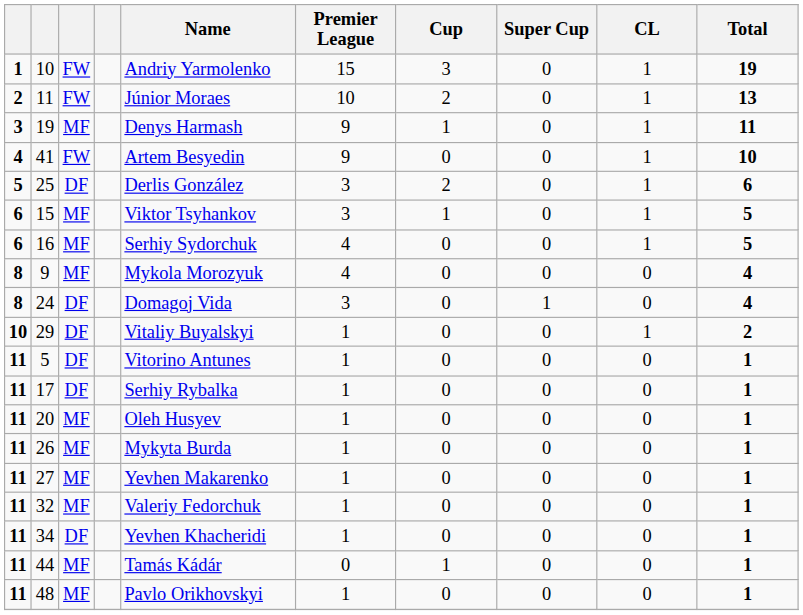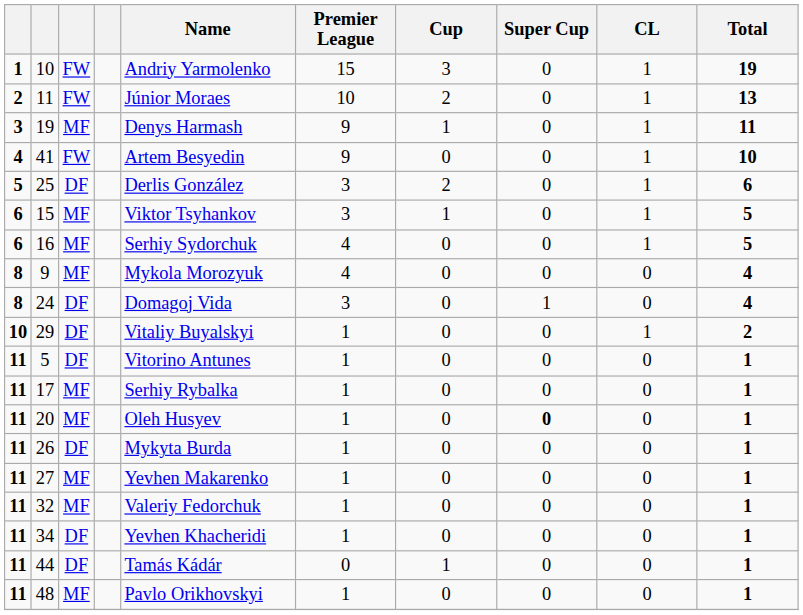(76, 389) DF -> (76, 389) MF
(547, 419) normal -> (547, 419) bold
(76, 448) MF -> (76, 448) DF
(76, 565) MF -> (76, 565) DF
